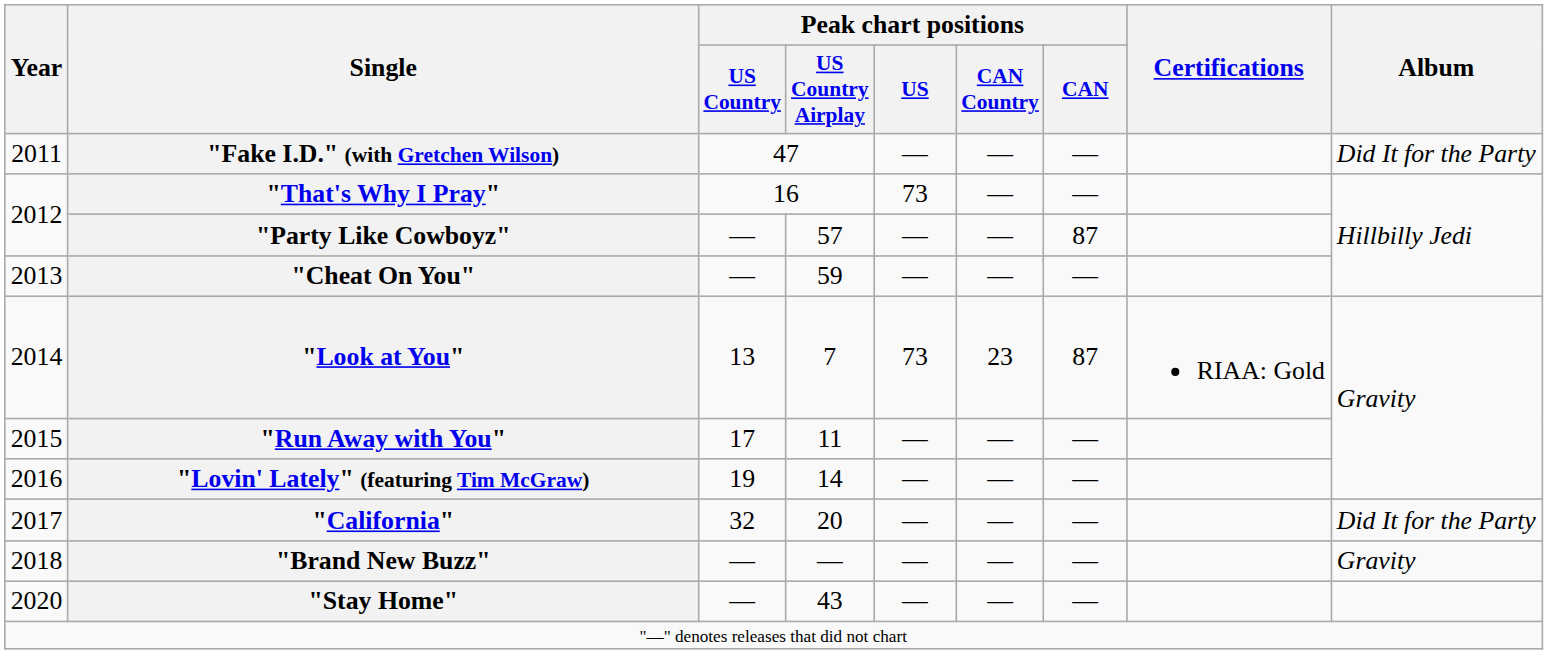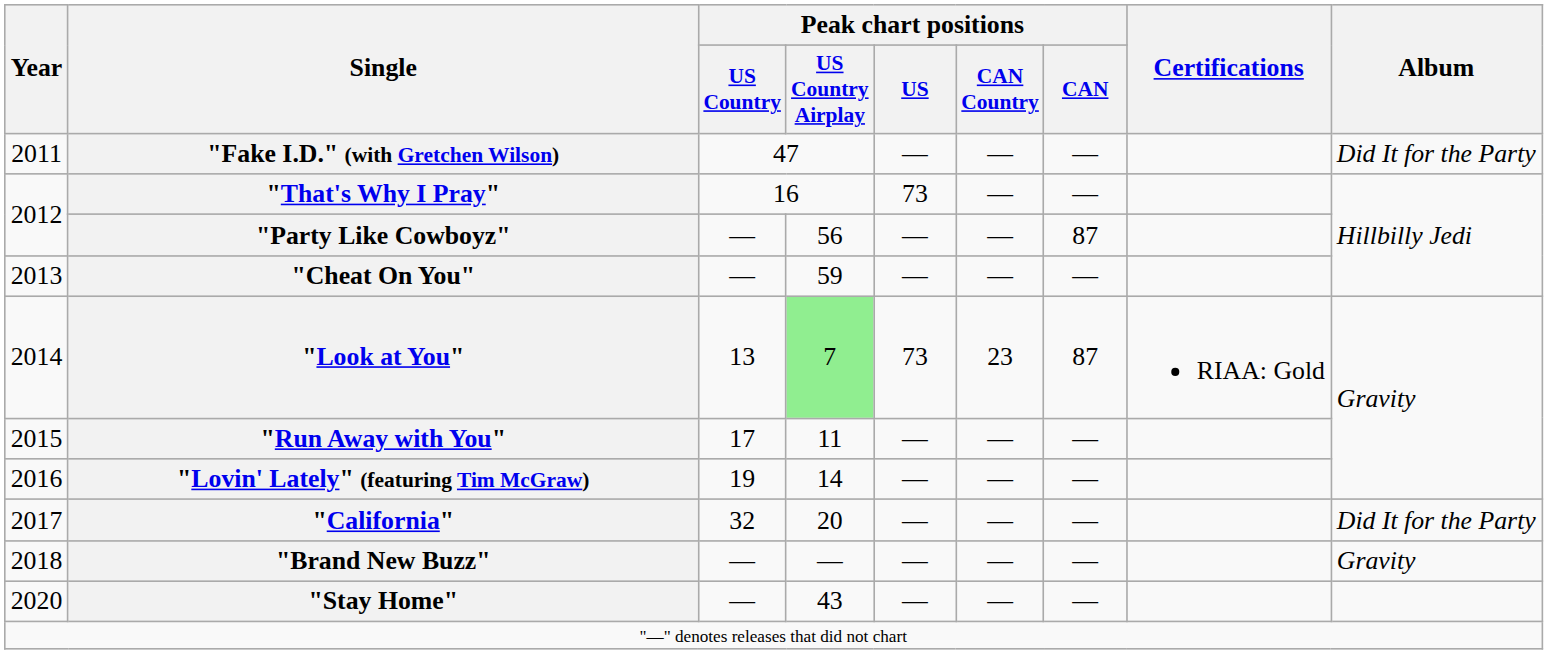(830, 234) 57 -> (830, 234) 56
(830, 356) no background -> (830, 356) lightgreen background
